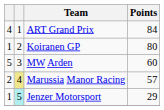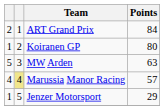(9, 29) 4 -> (9, 29) 2
(152, 62) 60 -> (152, 62) 63
(9, 79) 2 -> (9, 79) 4
(19, 96) paleturquoise background -> (19, 96) no background
